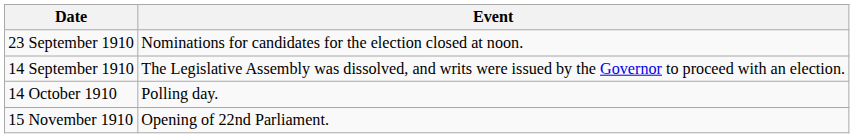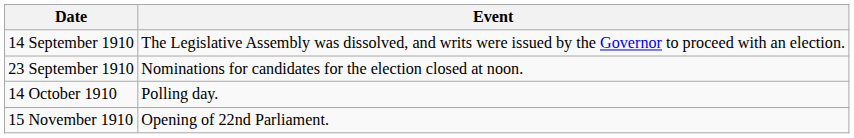rows swapped: (71, 68) <-> (71, 42)
